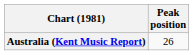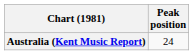(168, 41) 26 -> (168, 41) 24
